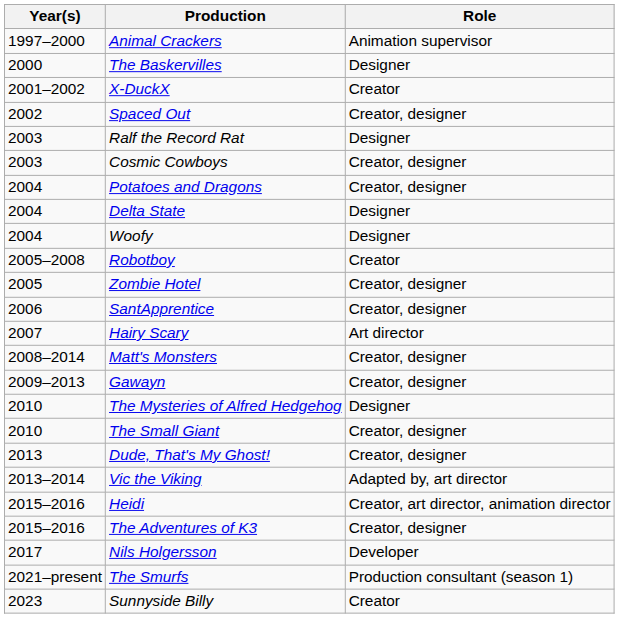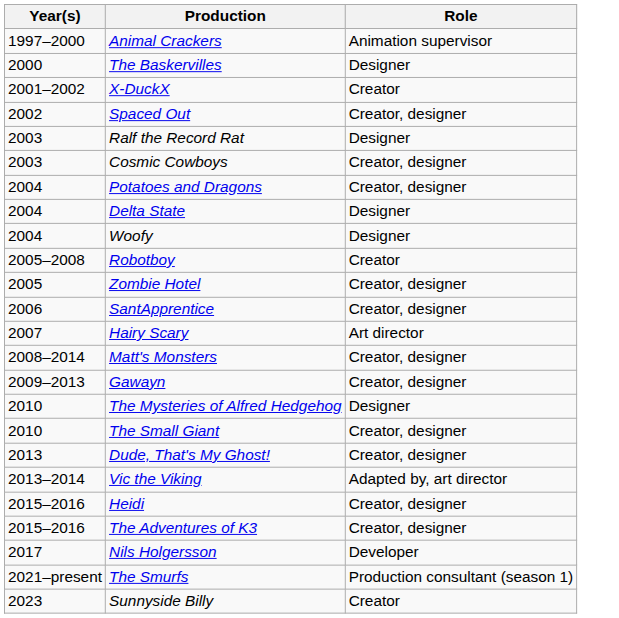(480, 503) Creator, art director, animation director -> (408, 503) Creator, designer
